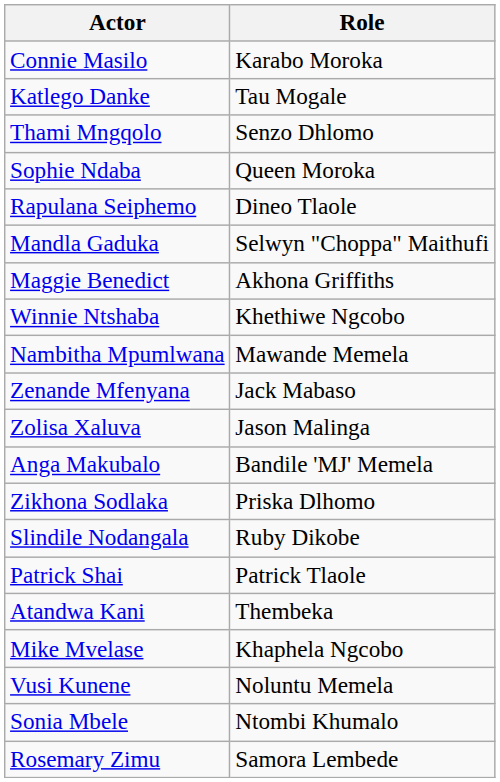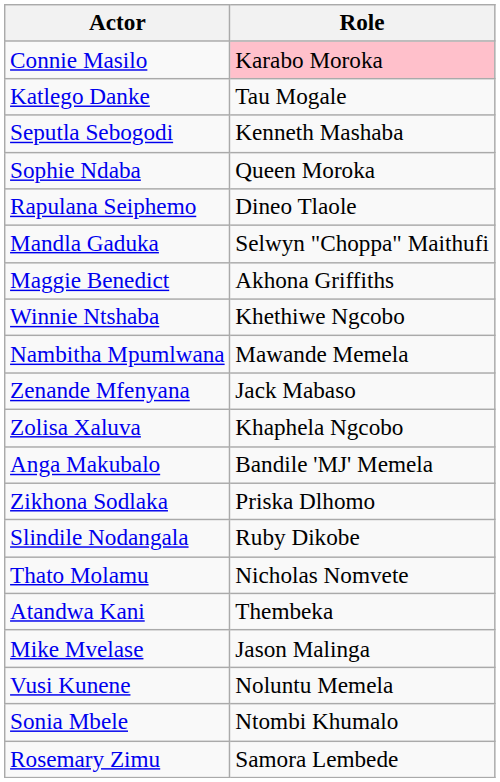(309, 59) no background -> (309, 59) pink background
- row: (86, 133)
+ row: (92, 133)
(303, 427) Jason Malinga -> (319, 427) Khaphela Ngcobo
+ row: (79, 574)
- row: (66, 574)
(319, 648) Khaphela Ngcobo -> (303, 648) Jason Malinga
